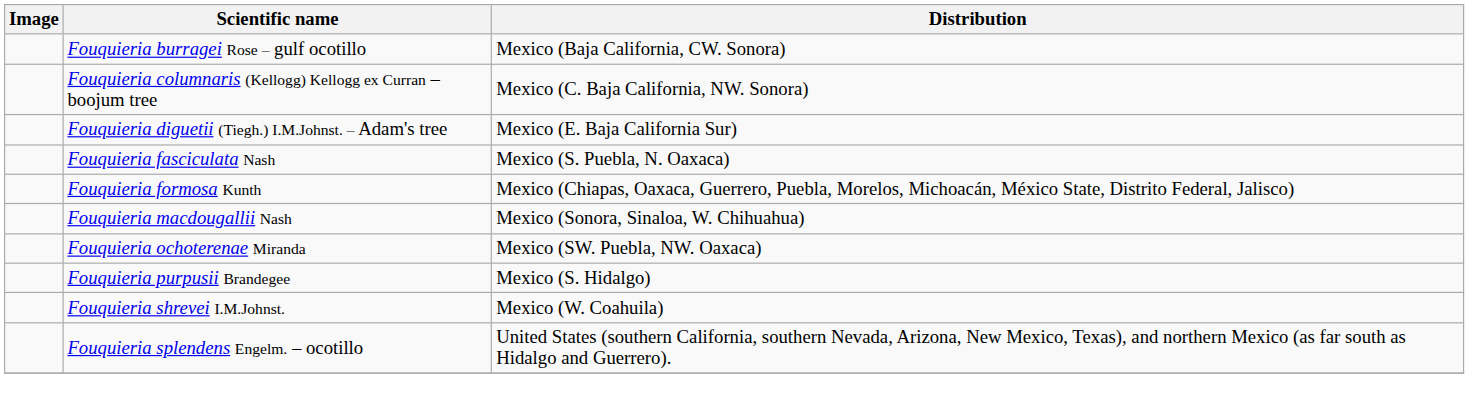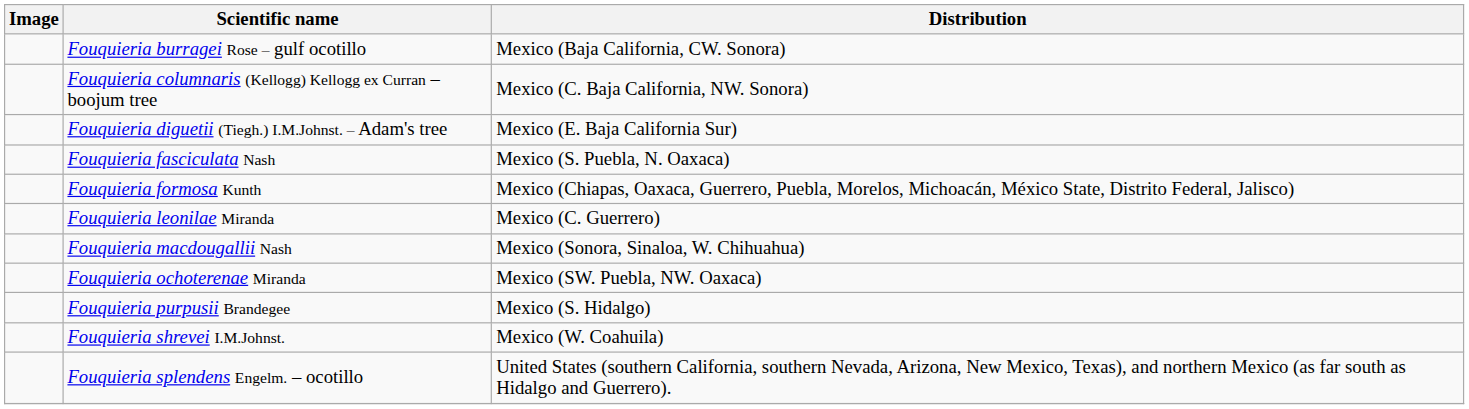+ row: (171, 218)
